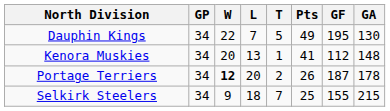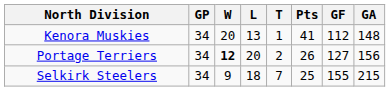- row: (97, 35)
(338, 76) 187 -> (338, 55) 127
(369, 76) 178 -> (369, 55) 156
